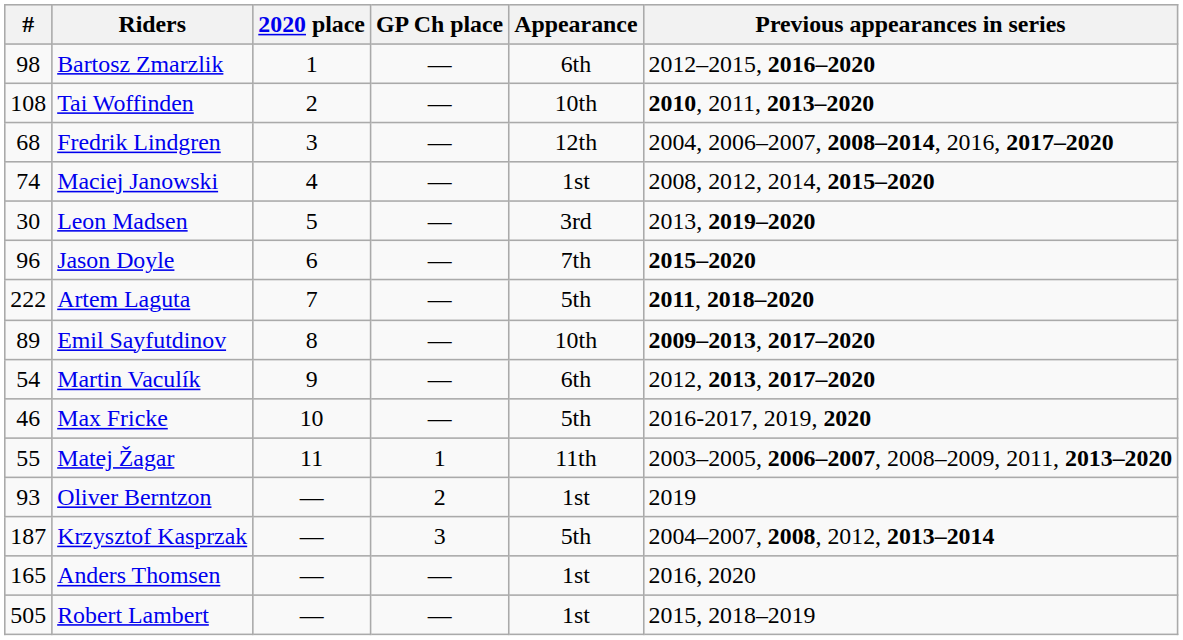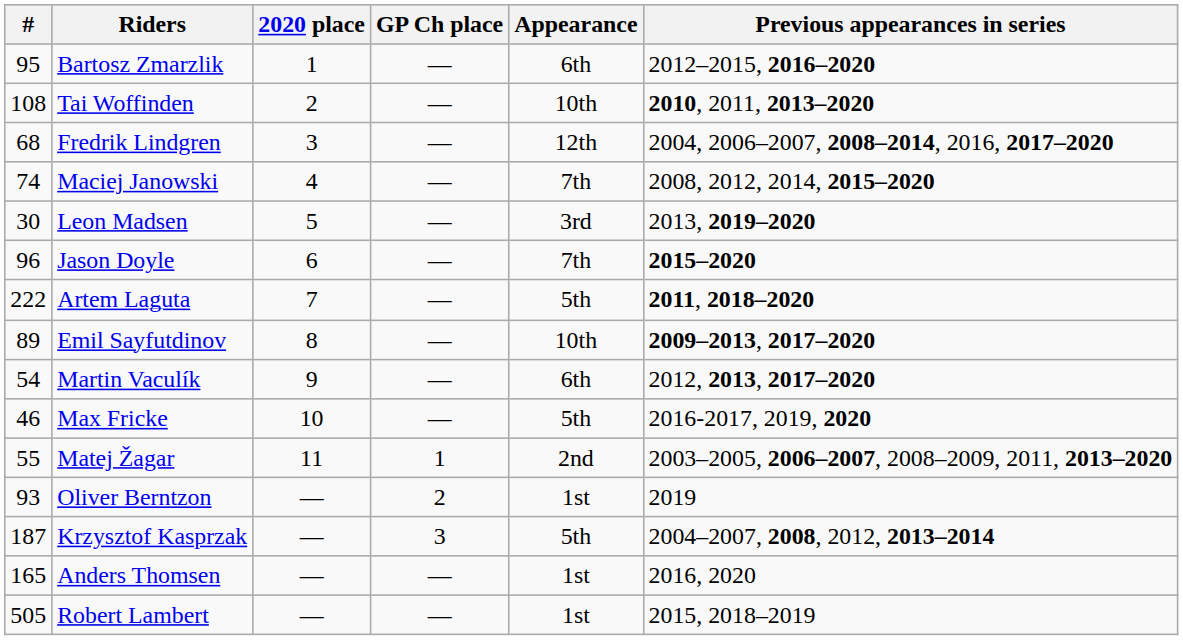(28, 63) 98 -> (28, 63) 95
(576, 181) 1st -> (576, 181) 7th
(576, 457) 11th -> (576, 457) 2nd
